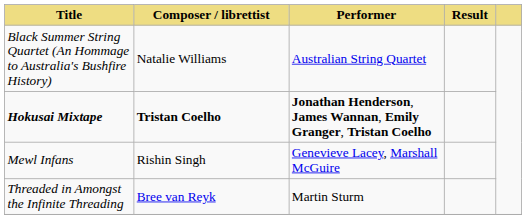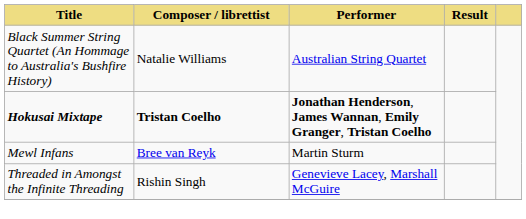(171, 160) Rishin Singh -> (176, 152) Bree van Reyk
(365, 160) Genevieve Lacey, Marshall McGuire -> (328, 152) Martin Sturm
(176, 196) Bree van Reyk -> (171, 181) Rishin Singh
(328, 196) Martin Sturm -> (365, 181) Genevieve Lacey, Marshall McGuire
